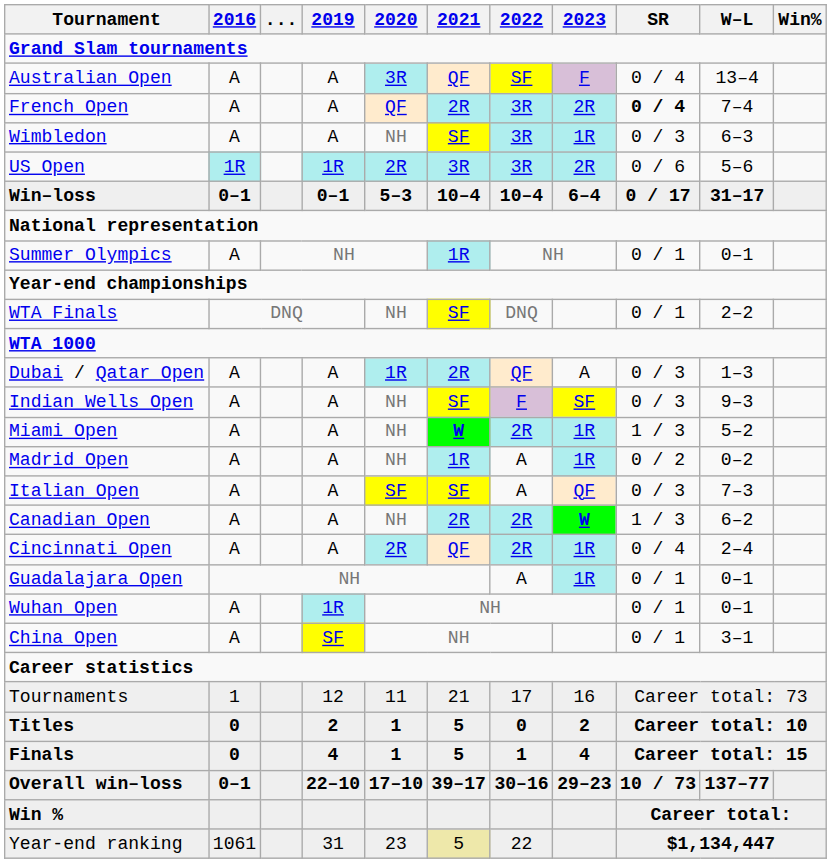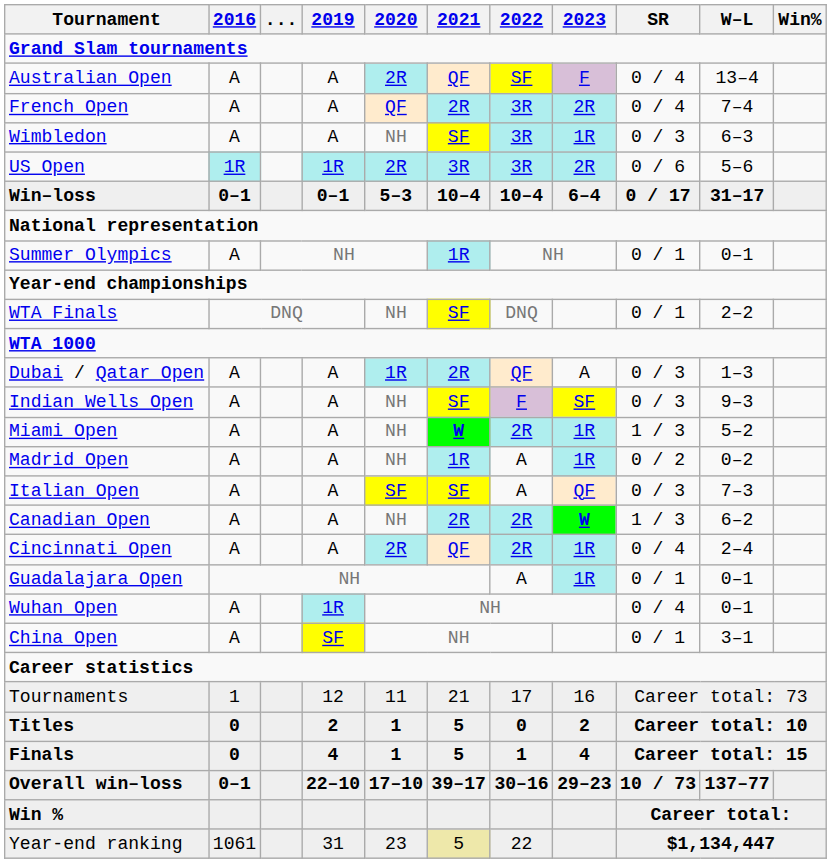(396, 78) 3R -> (396, 78) 2R
(658, 108) bold -> (658, 108) normal
(658, 608) 0 / 1 -> (658, 608) 0 / 4
